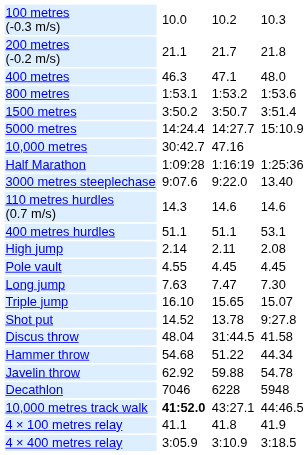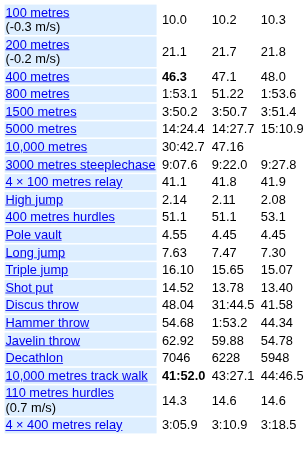(174, 76) normal -> (174, 76) bold
(230, 94) 1:53.2 -> (228, 94) 51.22
- row: (46, 164)
(277, 182) 13.40 -> (279, 164) 9:27.8
rows swapped: (60, 207) <-> (64, 425)
rows swapped: (60, 231) <-> (34, 249)
(279, 319) 9:27.8 -> (277, 287) 13.40
(228, 355) 51.22 -> (230, 323) 1:53.2
